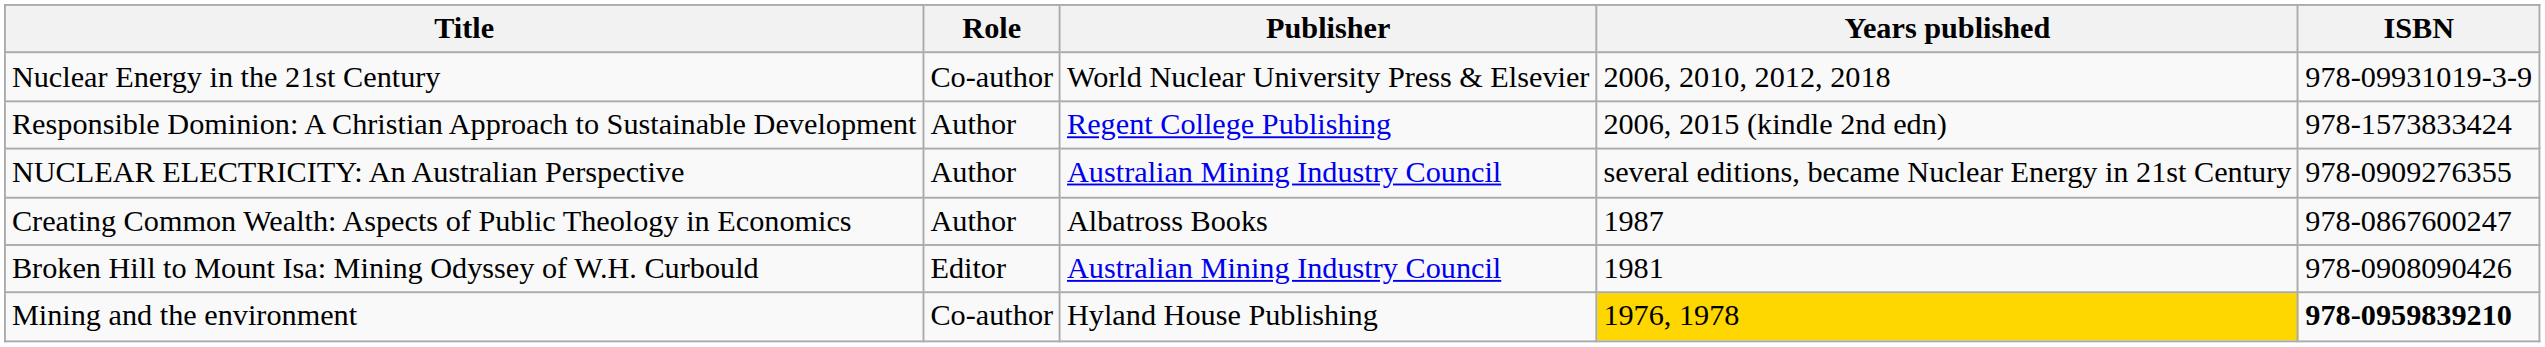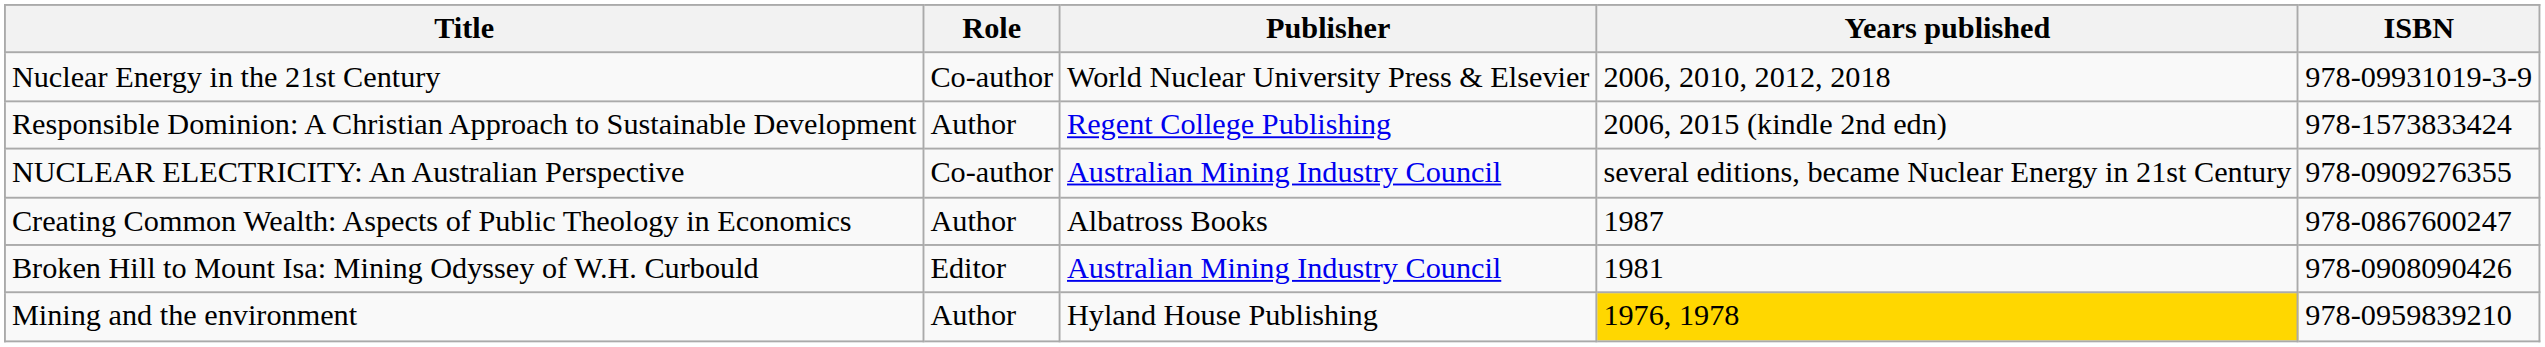(973, 172) Author -> (992, 172) Co-author
(992, 316) Co-author -> (973, 316) Author
(2409, 316) bold -> (2409, 316) normal
